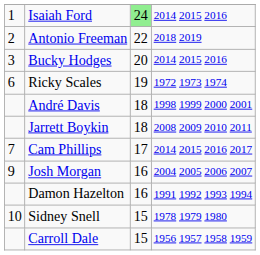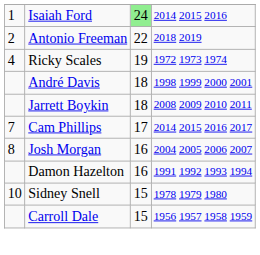- row: (70, 60)
(11, 82) 6 -> (11, 60) 4
(11, 171) 9 -> (11, 149) 8
